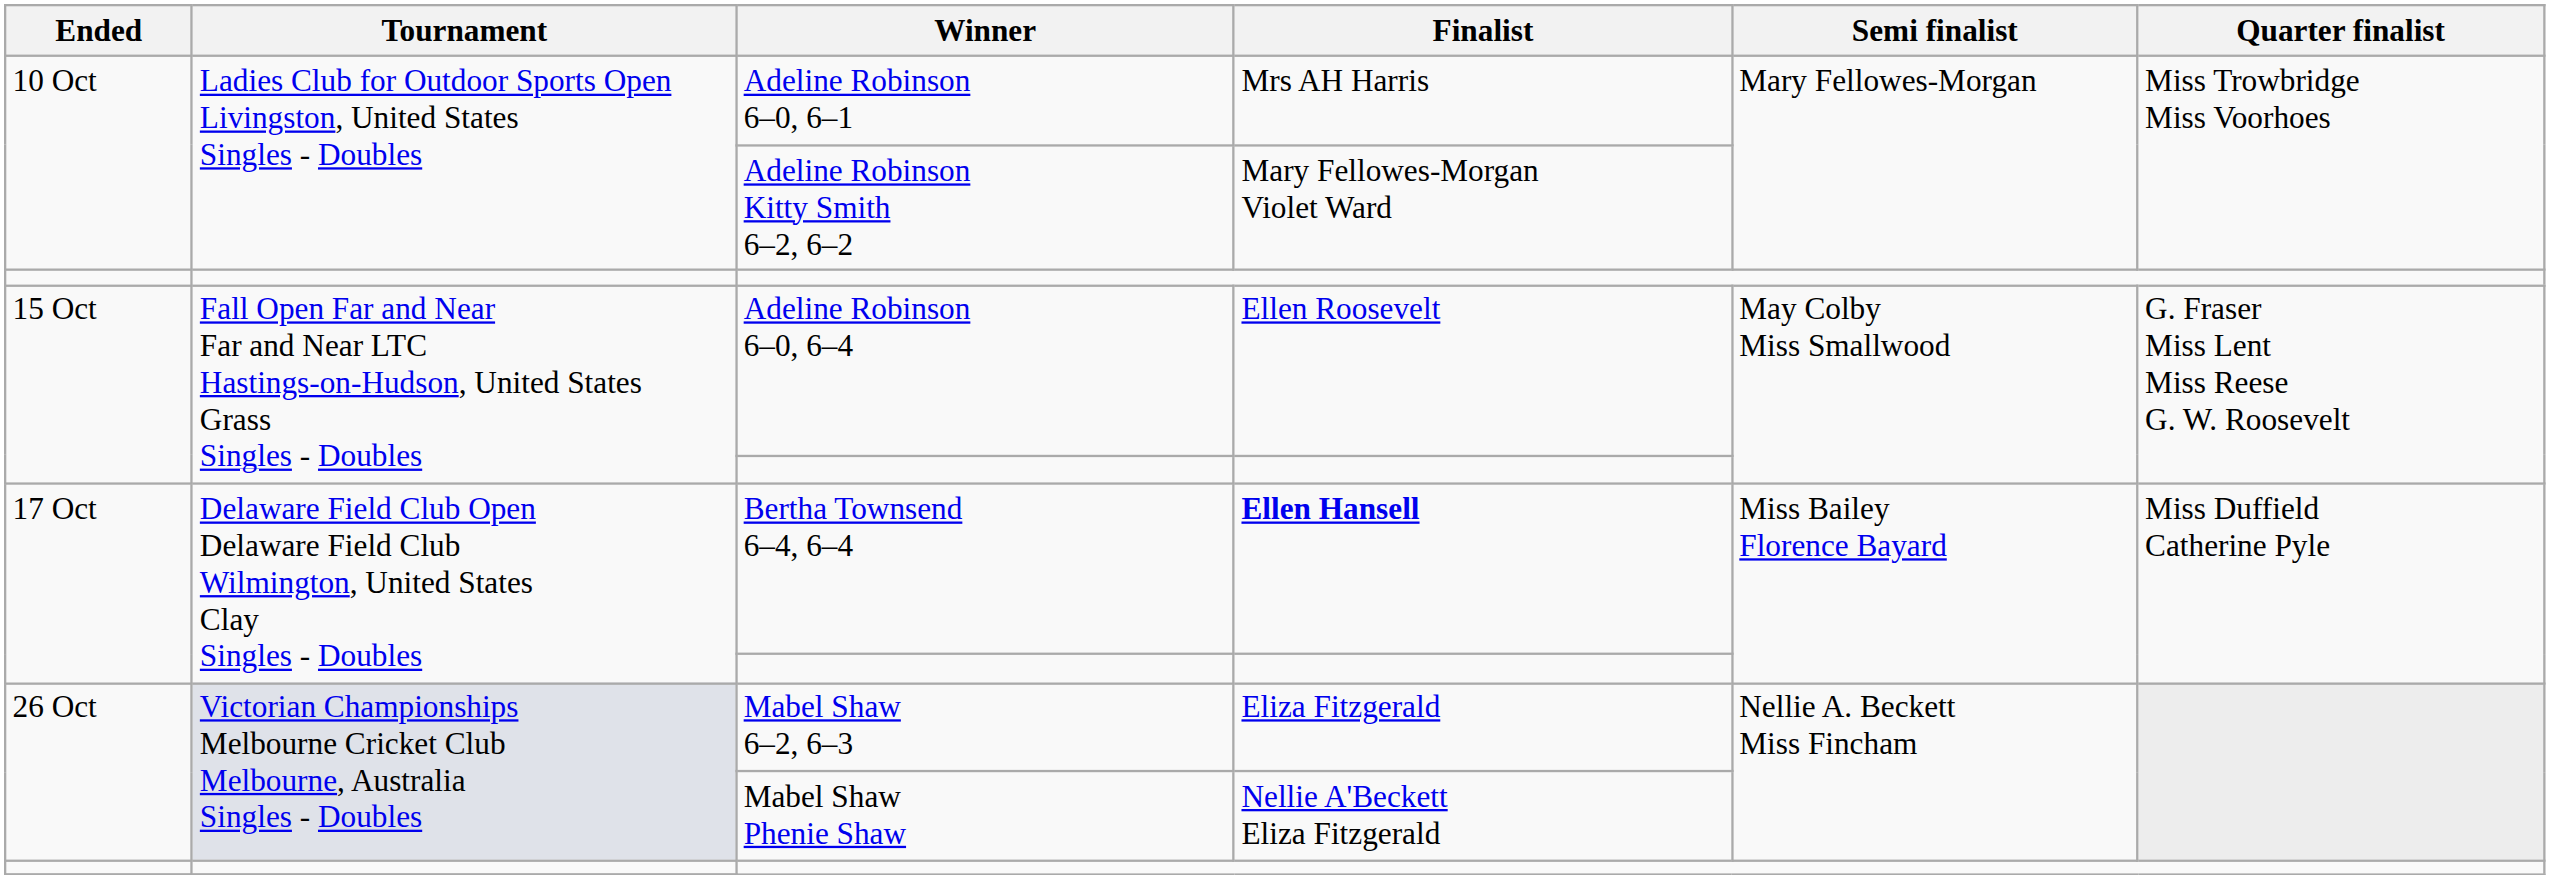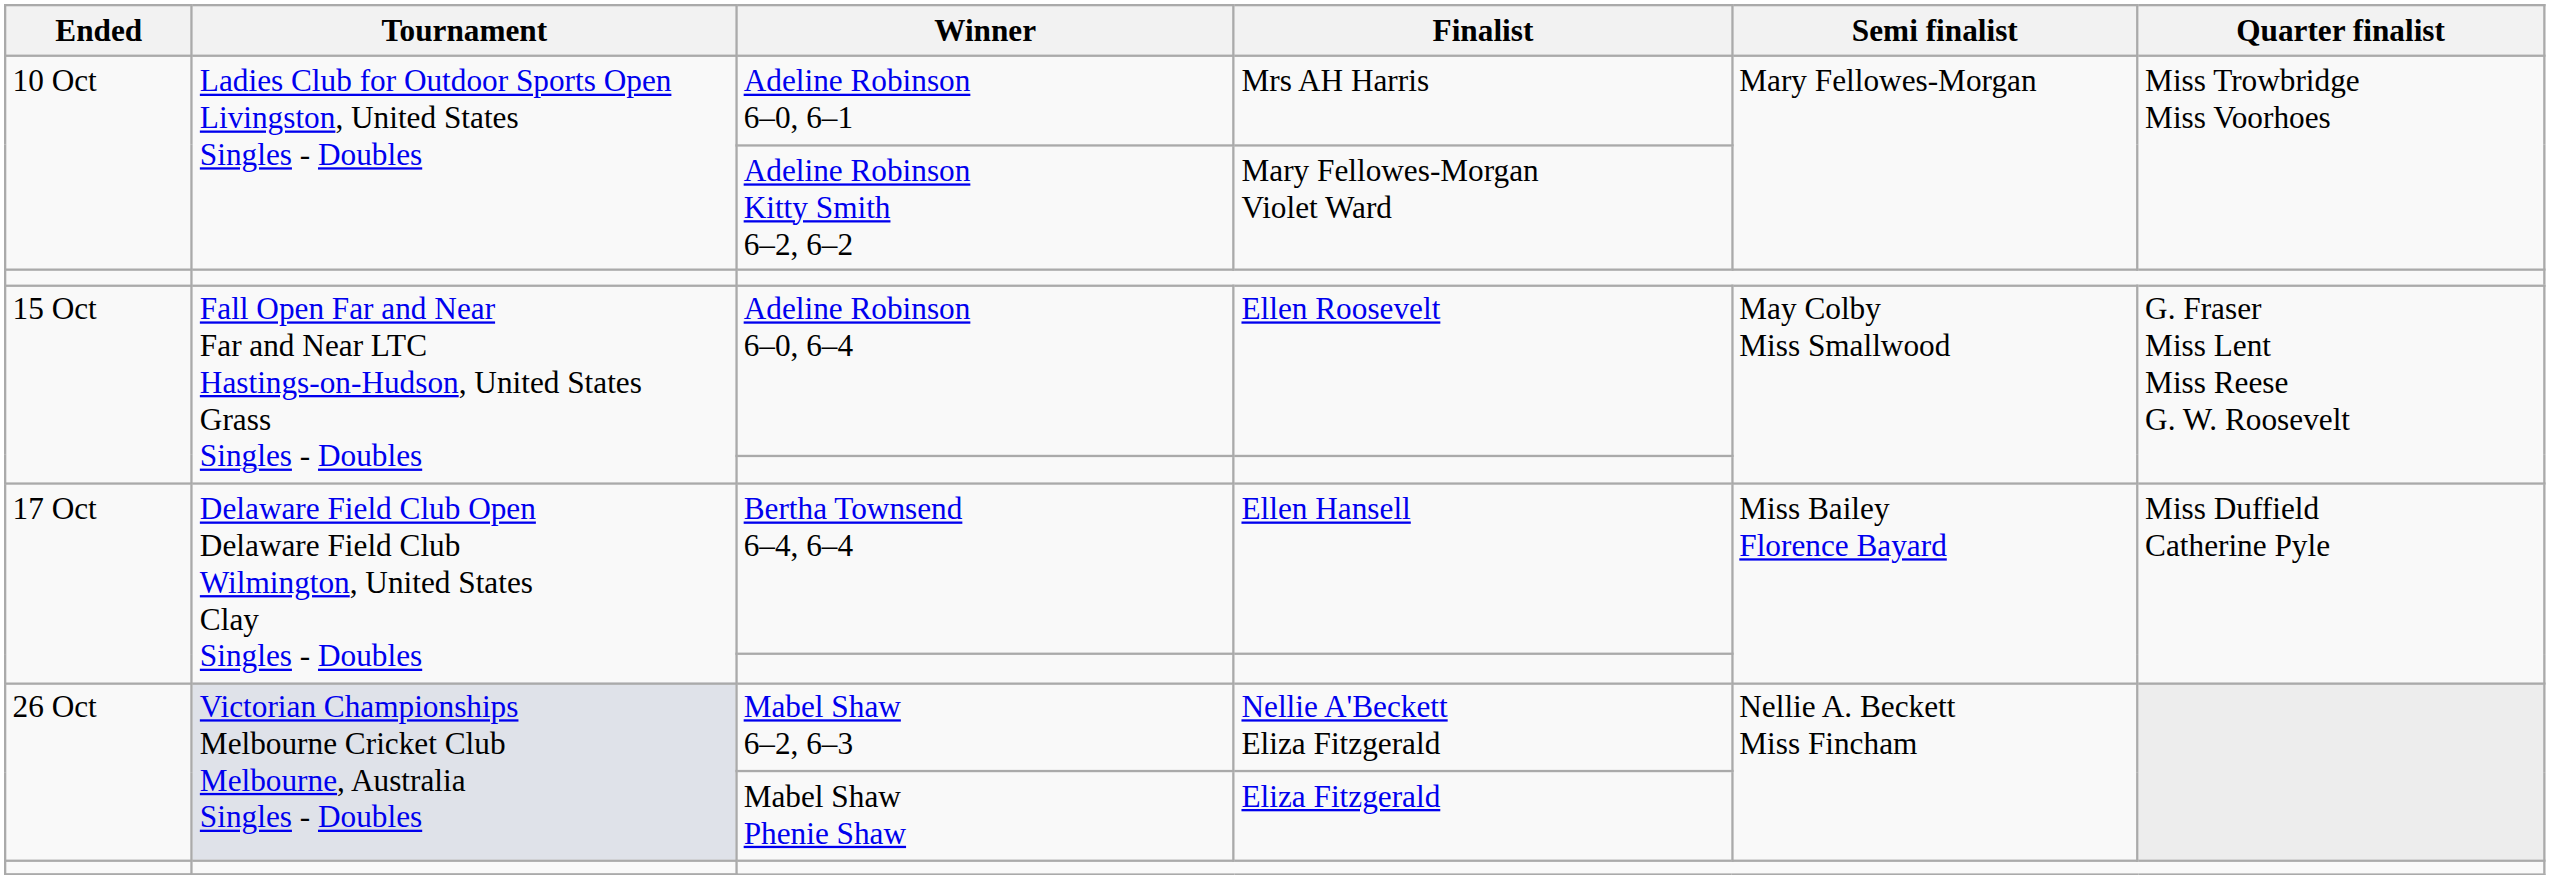(1331, 508) bold -> (1326, 508) normal
(1341, 707) Eliza Fitzgerald -> (1345, 725) Nellie A'Beckett Eliza Fitzgerald
(1345, 814) Nellie A'Beckett Eliza Fitzgerald -> (1341, 795) Eliza Fitzgerald
